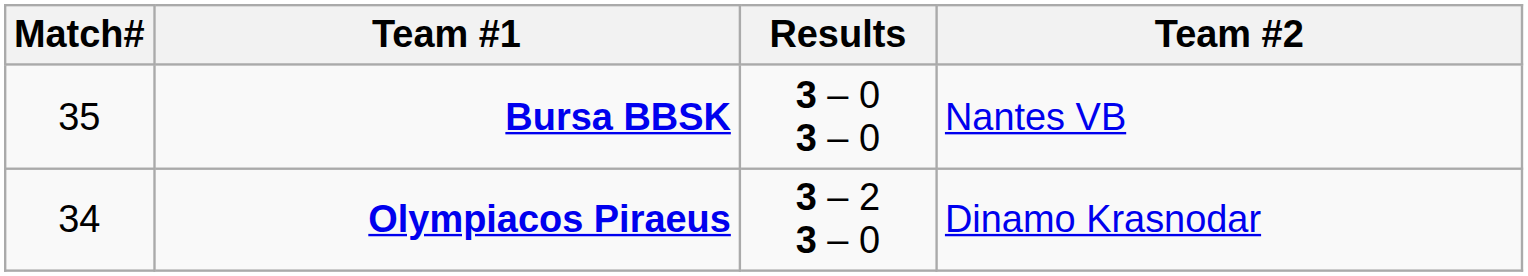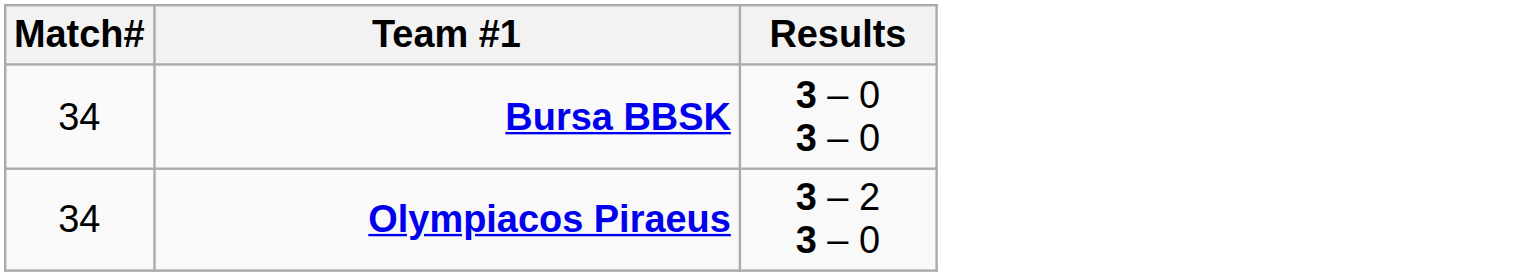- column: (1229, 34)
(79, 116) 35 -> (79, 116) 34
